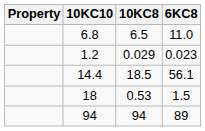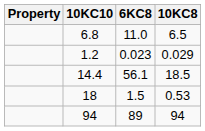columns swapped: (139, 14) <-> (181, 14)
